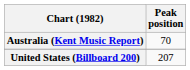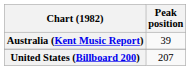(166, 40) 70 -> (166, 40) 39
